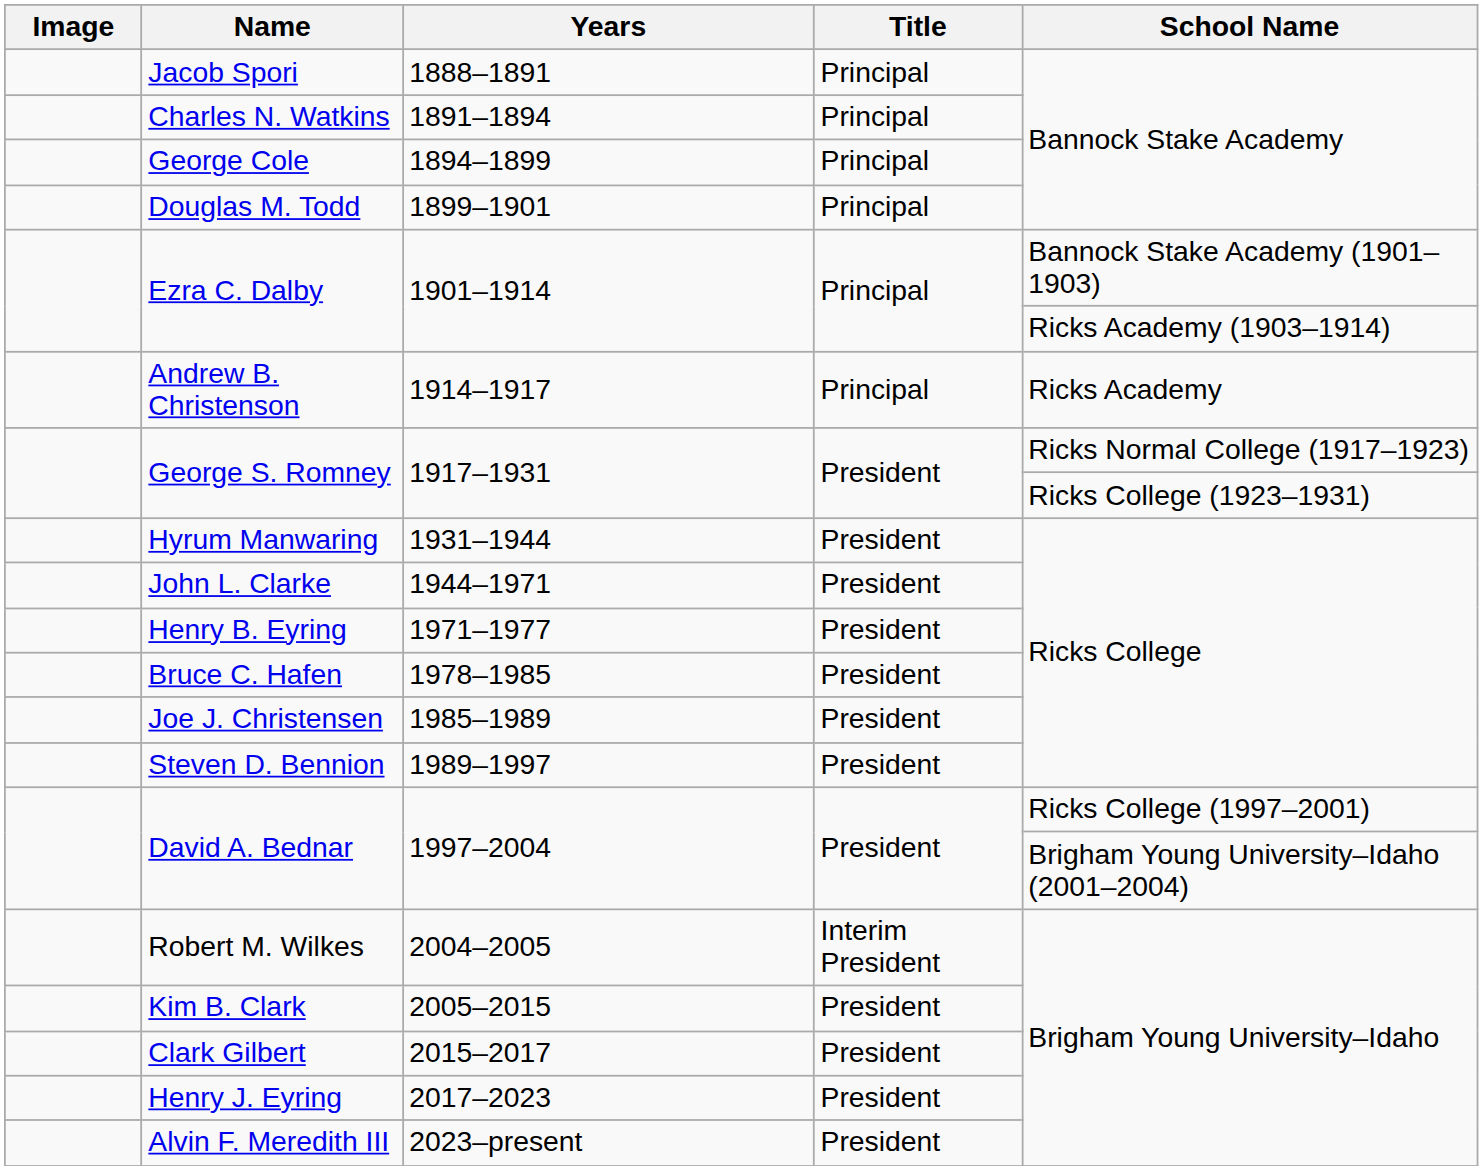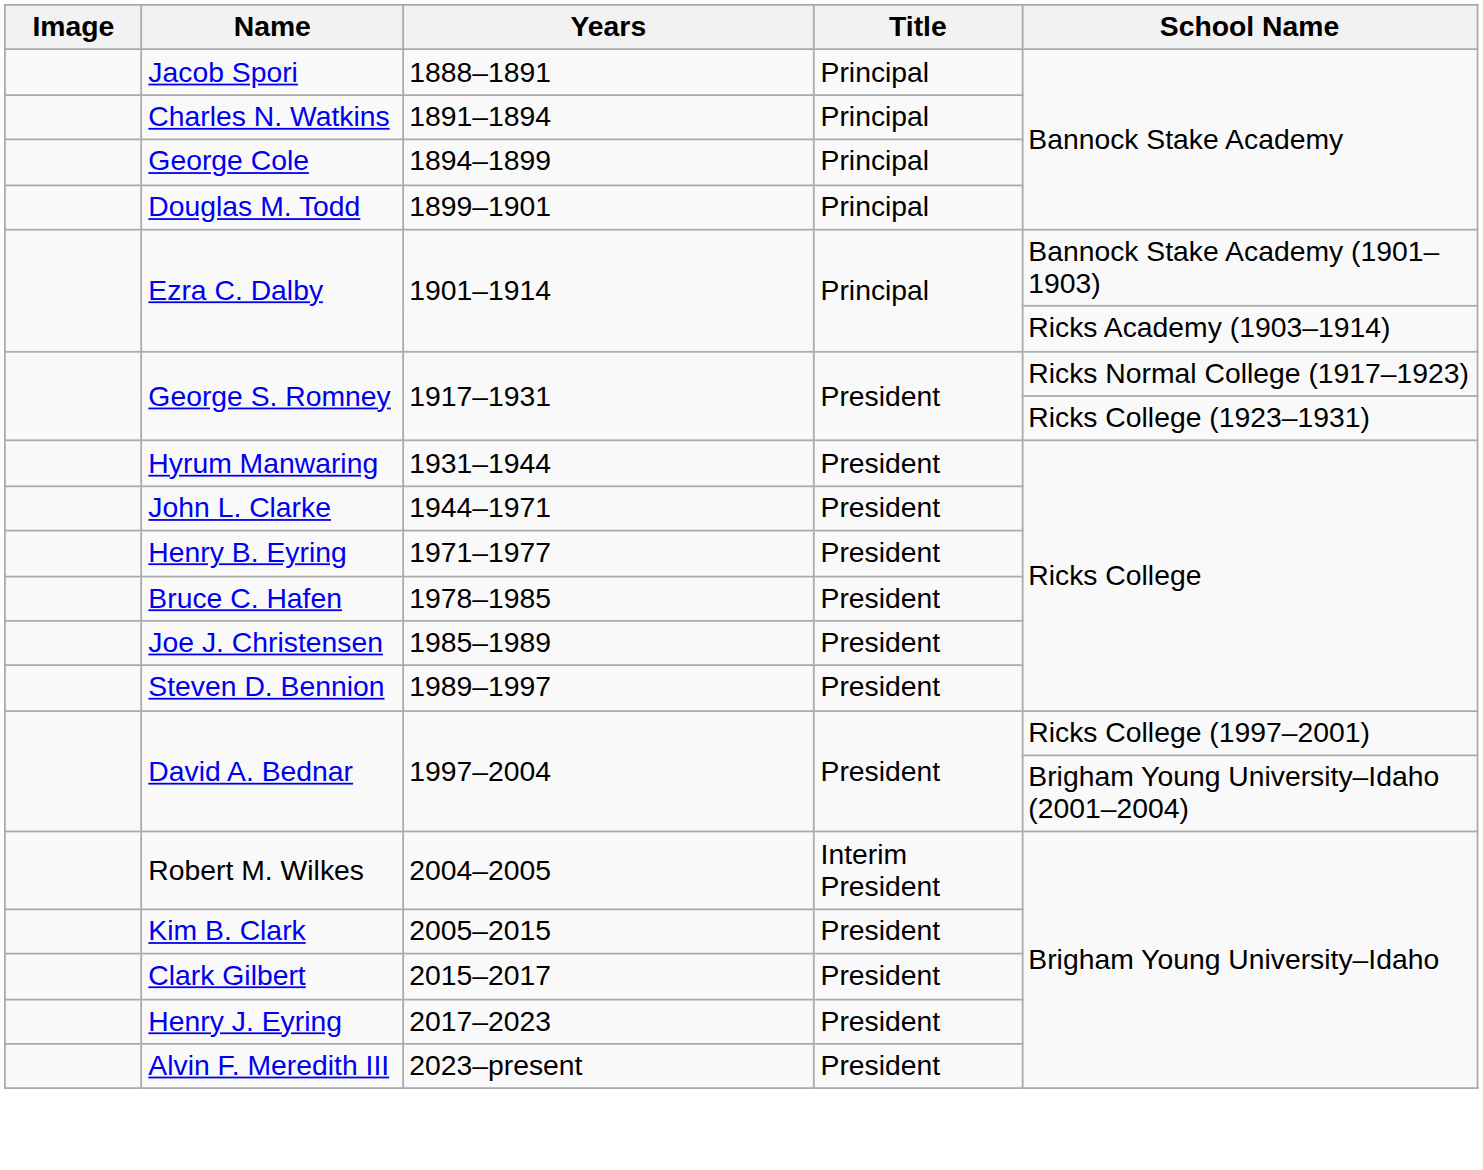- row: (224, 389)
